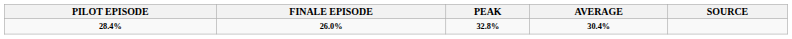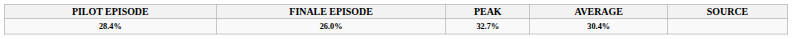(488, 26) 32.8% -> (488, 26) 32.7%
